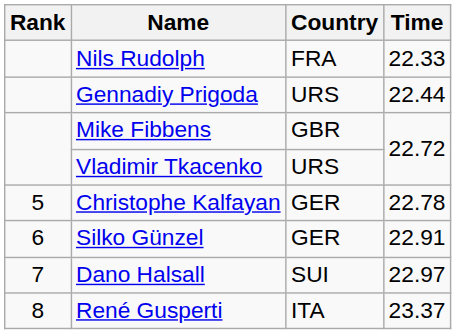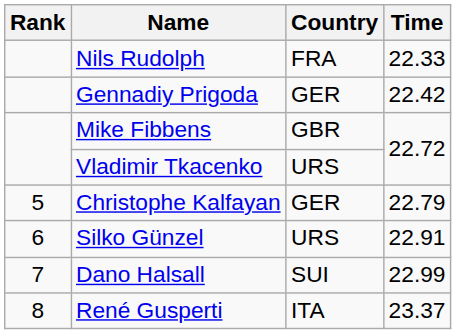(315, 94) URS -> (316, 94) GER
(417, 94) 22.44 -> (417, 94) 22.42
(417, 202) 22.78 -> (417, 202) 22.79
(316, 238) GER -> (315, 238) URS
(417, 274) 22.97 -> (417, 274) 22.99
